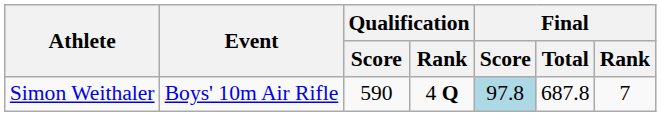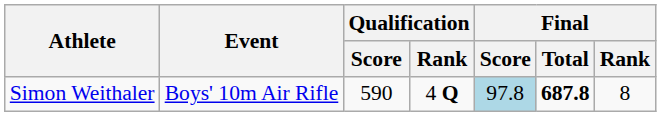(565, 93) normal -> (565, 93) bold
(625, 93) 7 -> (625, 93) 8
